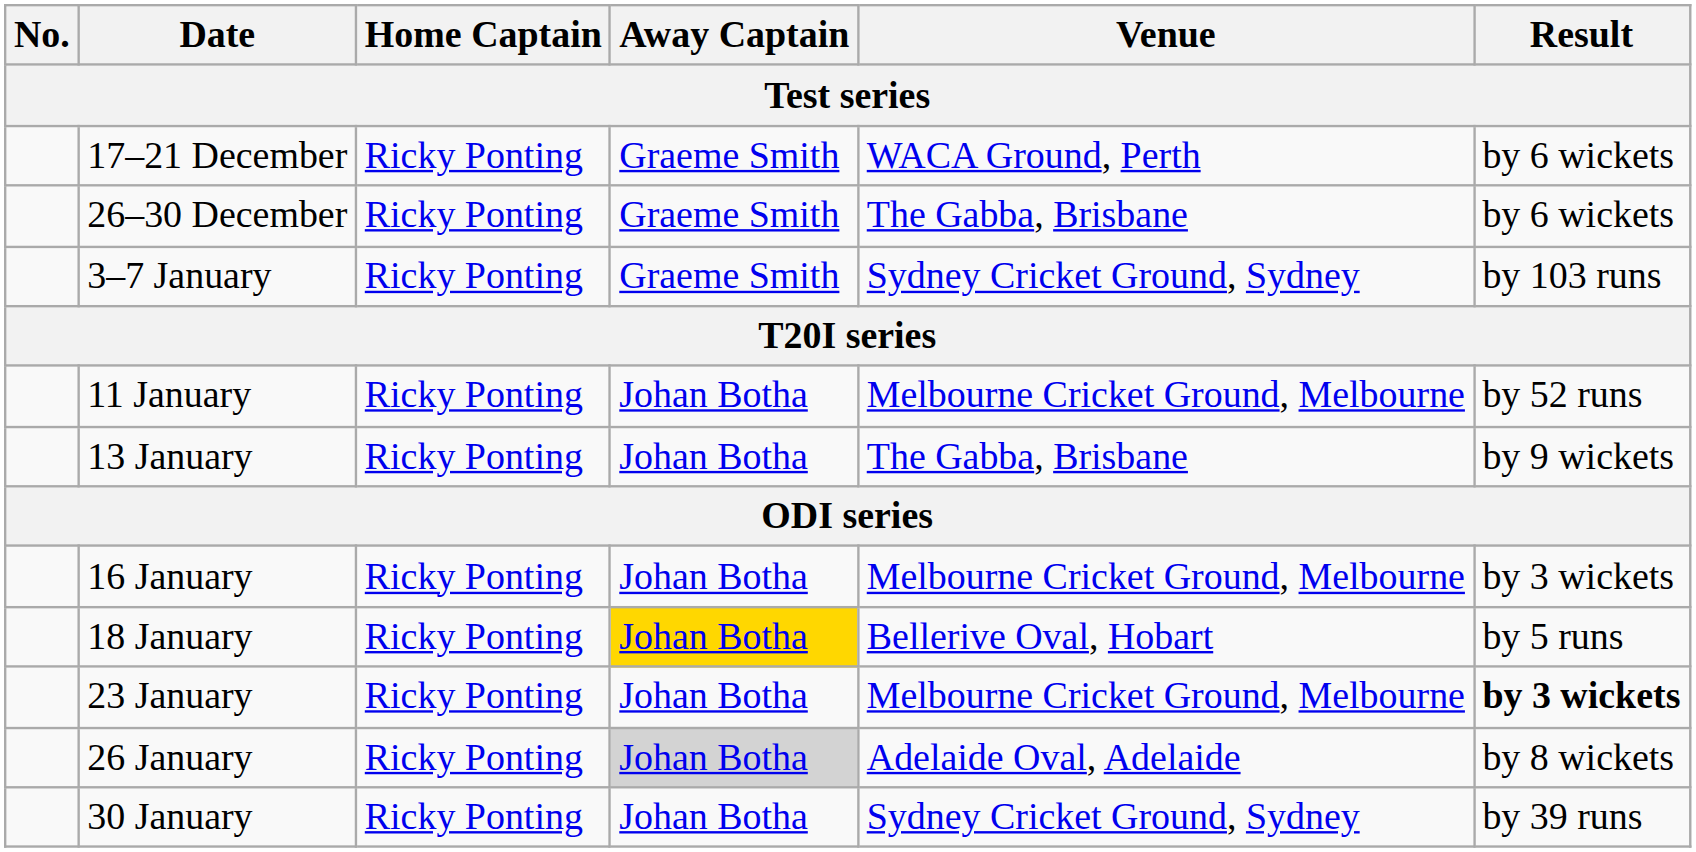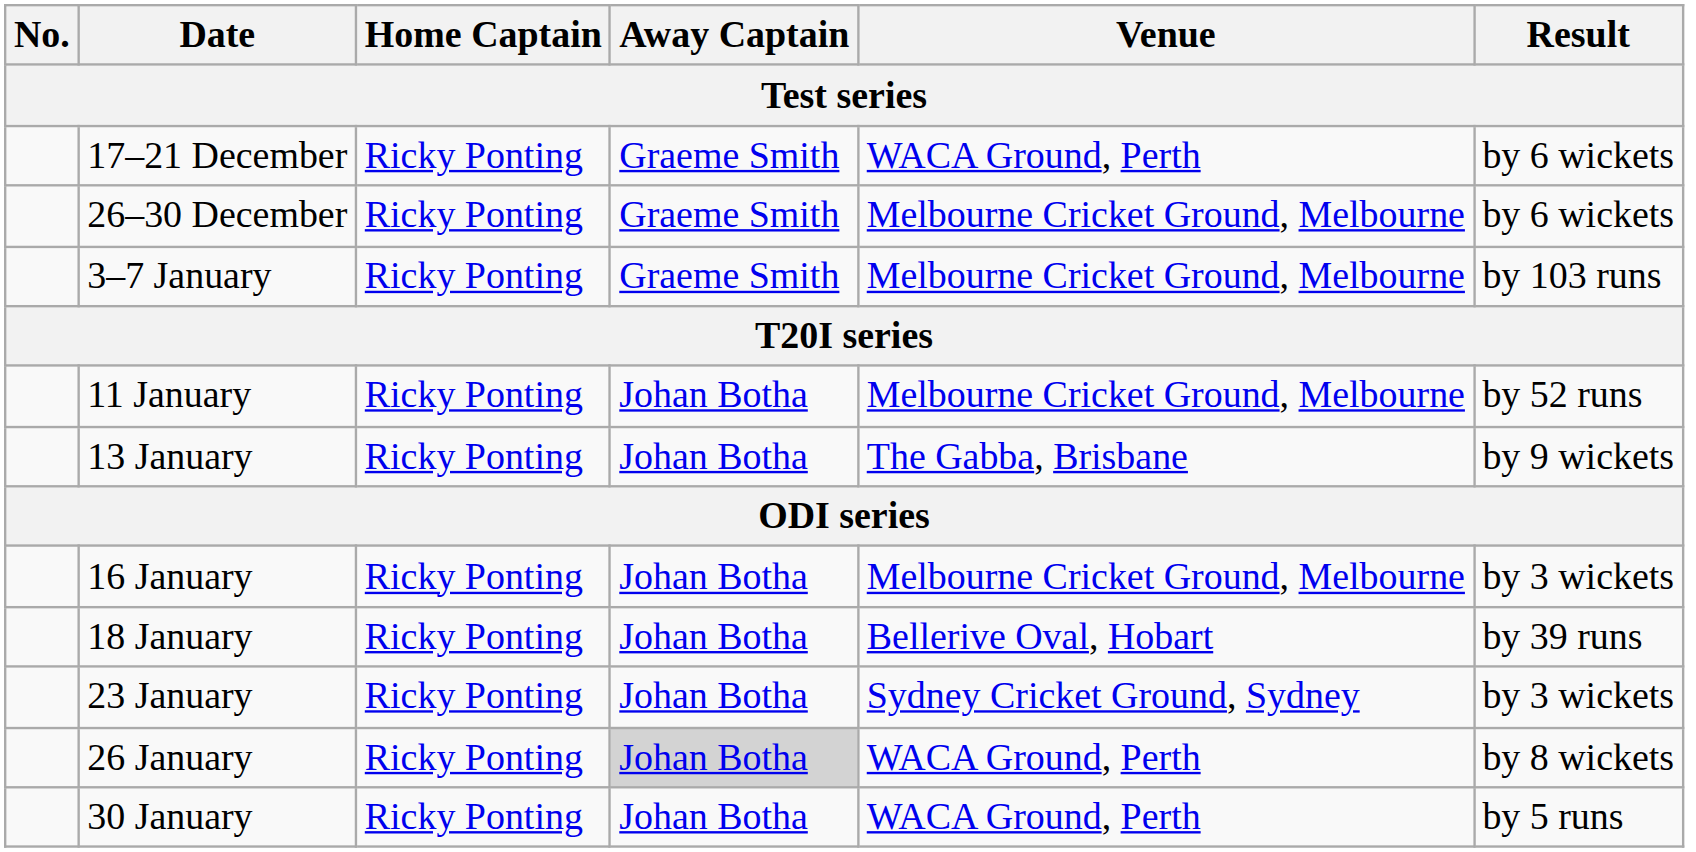(1027, 214) The Gabba, Brisbane -> (1166, 214) Melbourne Cricket Ground, Melbourne
(1113, 275) Sydney Cricket Ground, Sydney -> (1166, 275) Melbourne Cricket Ground, Melbourne
(714, 635) gold background -> (714, 635) no background
(1553, 635) by 5 runs -> (1562, 635) by 39 runs
(1166, 696) Melbourne Cricket Ground, Melbourne -> (1113, 696) Sydney Cricket Ground, Sydney
(1581, 696) bold -> (1578, 696) normal
(1054, 756) Adelaide Oval, Adelaide -> (1034, 756) WACA Ground, Perth
(1113, 816) Sydney Cricket Ground, Sydney -> (1034, 816) WACA Ground, Perth
(1562, 816) by 39 runs -> (1553, 816) by 5 runs
